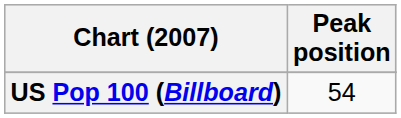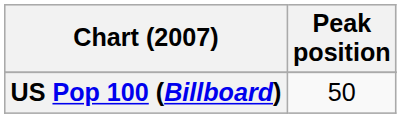(342, 92) 54 -> (342, 92) 50
